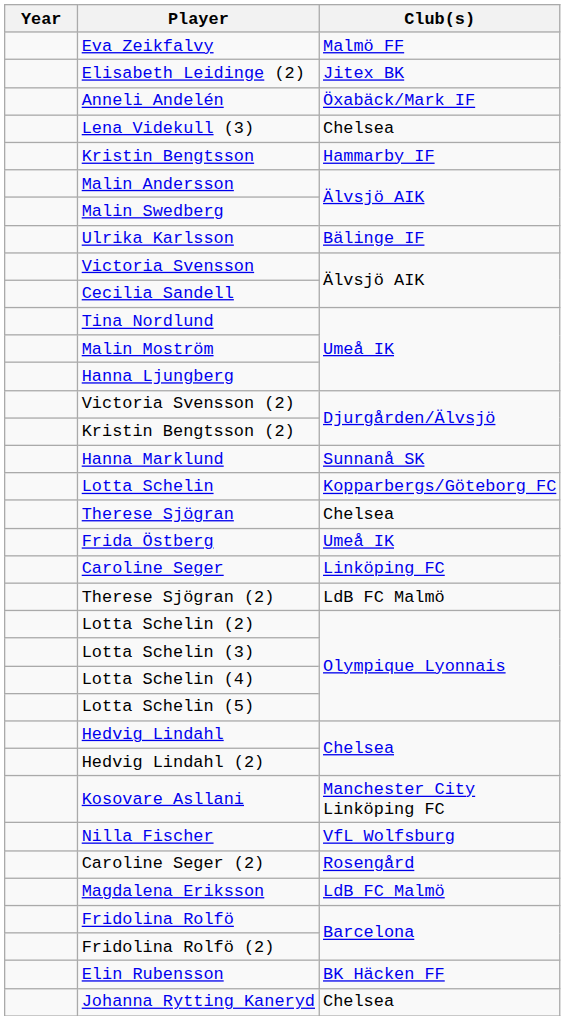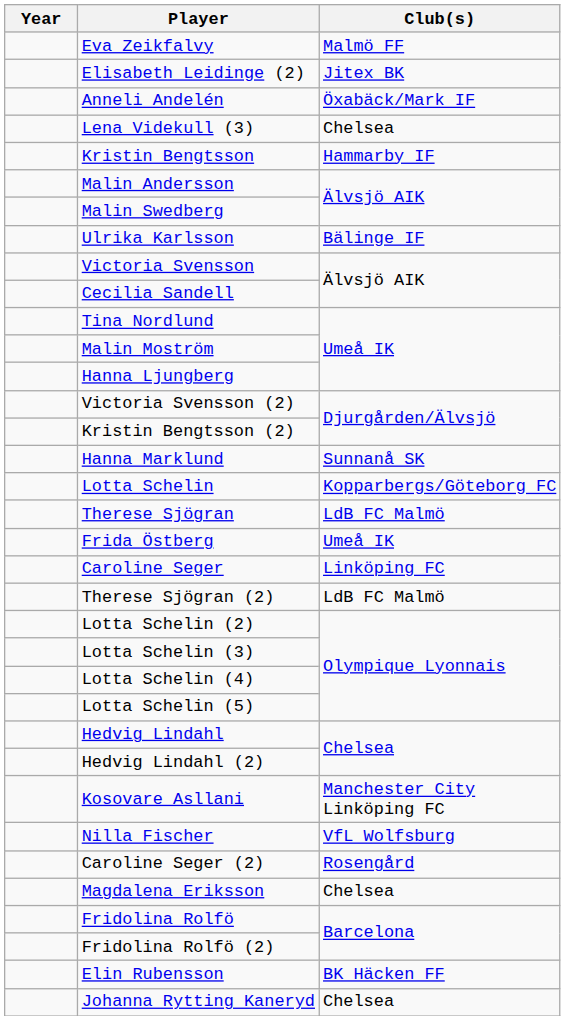(359, 514) Chelsea -> (384, 514) LdB FC Malmö
(384, 892) LdB FC Malmö -> (359, 892) Chelsea
